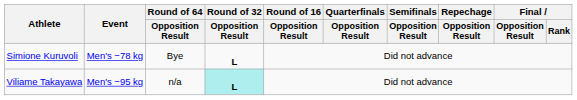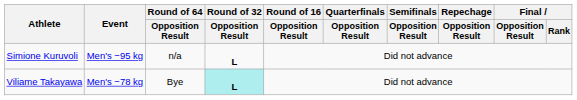(115, 57) Men's −78 kg -> (115, 57) Men's −95 kg
(175, 57) Bye -> (175, 57) n/a
(115, 82) Men's −95 kg -> (115, 82) Men's −78 kg
(175, 82) n/a -> (175, 82) Bye
